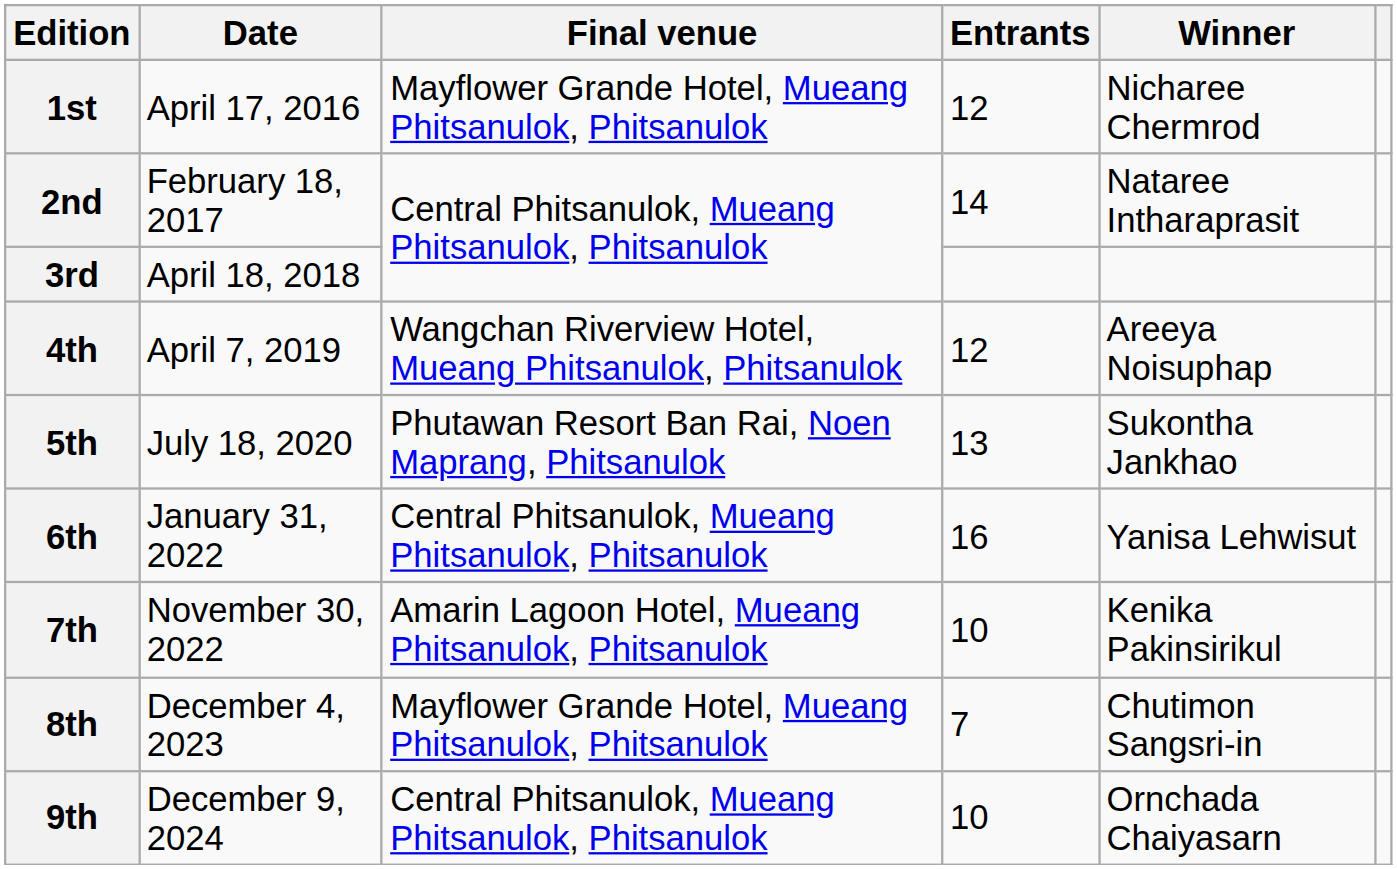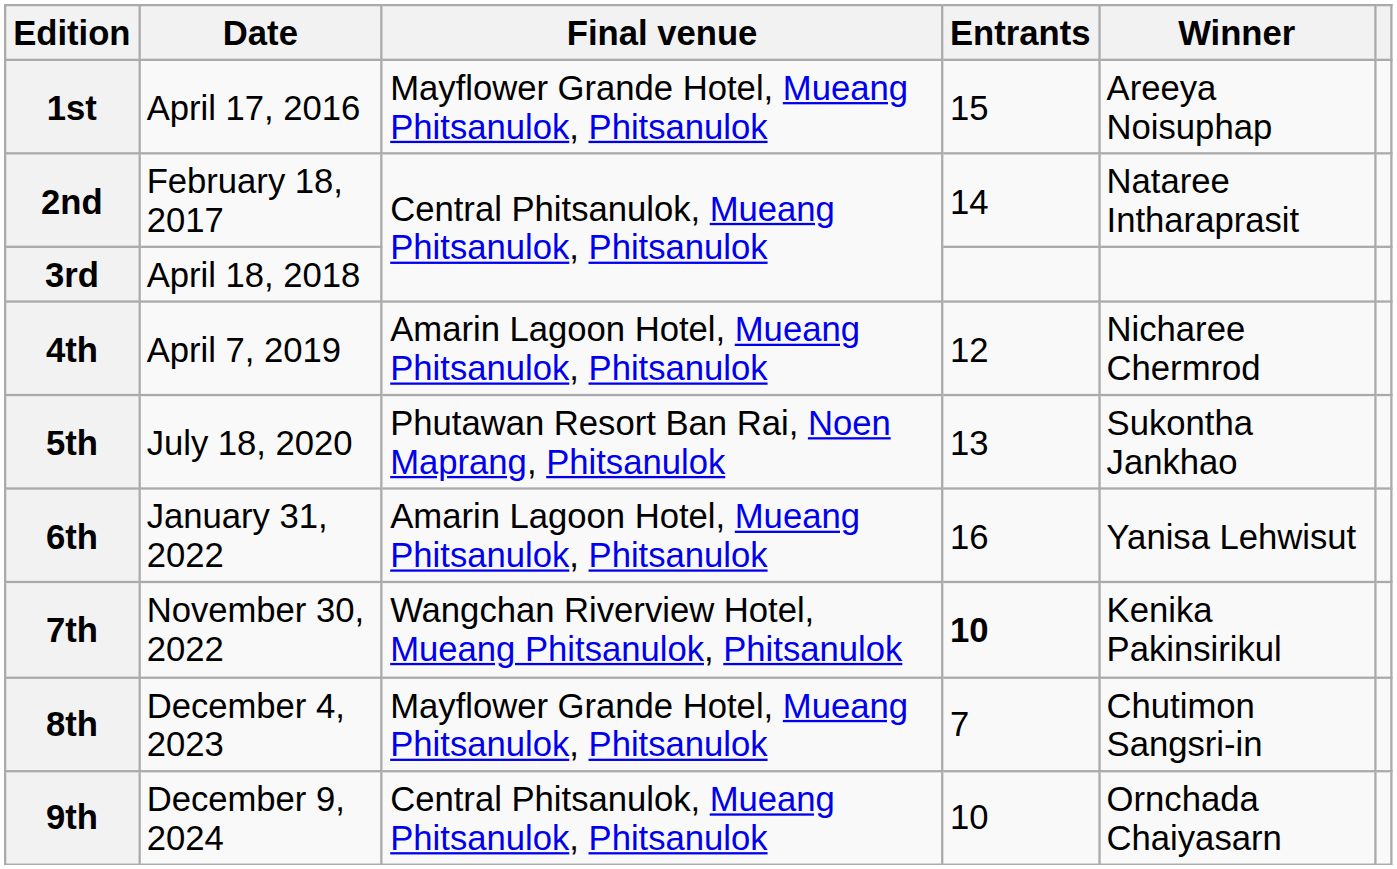(969, 107) 12 -> (969, 107) 15
(1184, 107) Nicharee Chermrod -> (1189, 107) Areeya Noisuphap
(646, 349) Wangchan Riverview Hotel, Mueang Phitsanulok, Phitsanulok -> (625, 349) Amarin Lagoon Hotel, Mueang Phitsanulok, Phitsanulok
(1189, 349) Areeya Noisuphap -> (1184, 349) Nicharee Chermrod
(613, 536) Central Phitsanulok, Mueang Phitsanulok, Phitsanulok -> (625, 536) Amarin Lagoon Hotel, Mueang Phitsanulok, Phitsanulok
(625, 630) Amarin Lagoon Hotel, Mueang Phitsanulok, Phitsanulok -> (646, 630) Wangchan Riverview Hotel, Mueang Phitsanulok, Phitsanulok
(969, 630) normal -> (969, 630) bold
